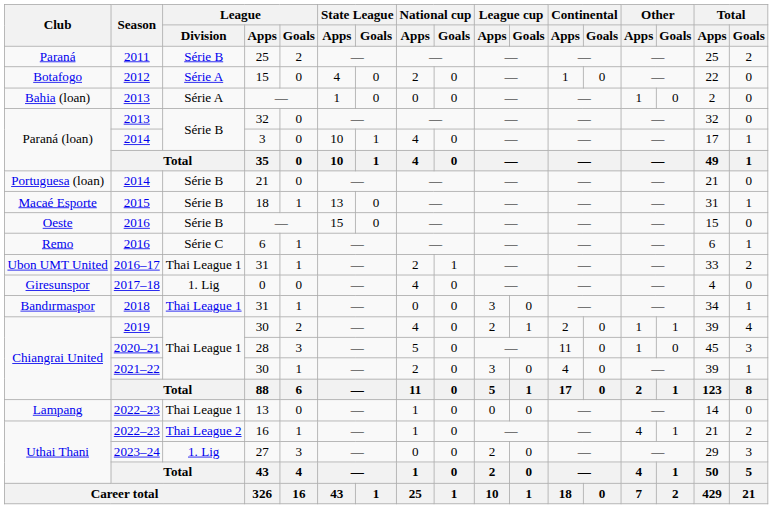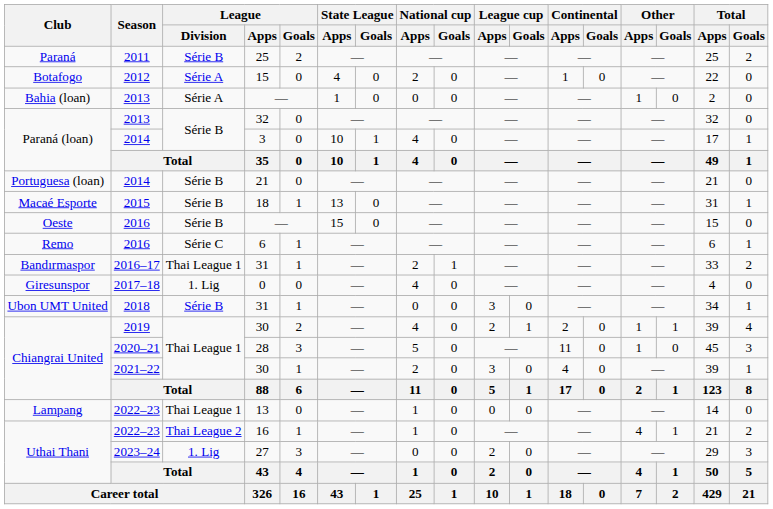(58, 264) Ubon UMT United -> (58, 264) Bandırmaspor
(58, 306) Bandırmaspor -> (58, 306) Ubon UMT United
(204, 306) Thai League 1 -> (204, 306) Série B
